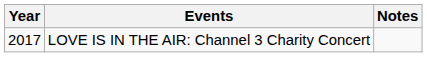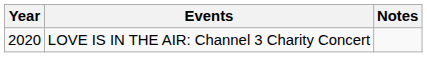(24, 39) 2017 -> (24, 39) 2020
